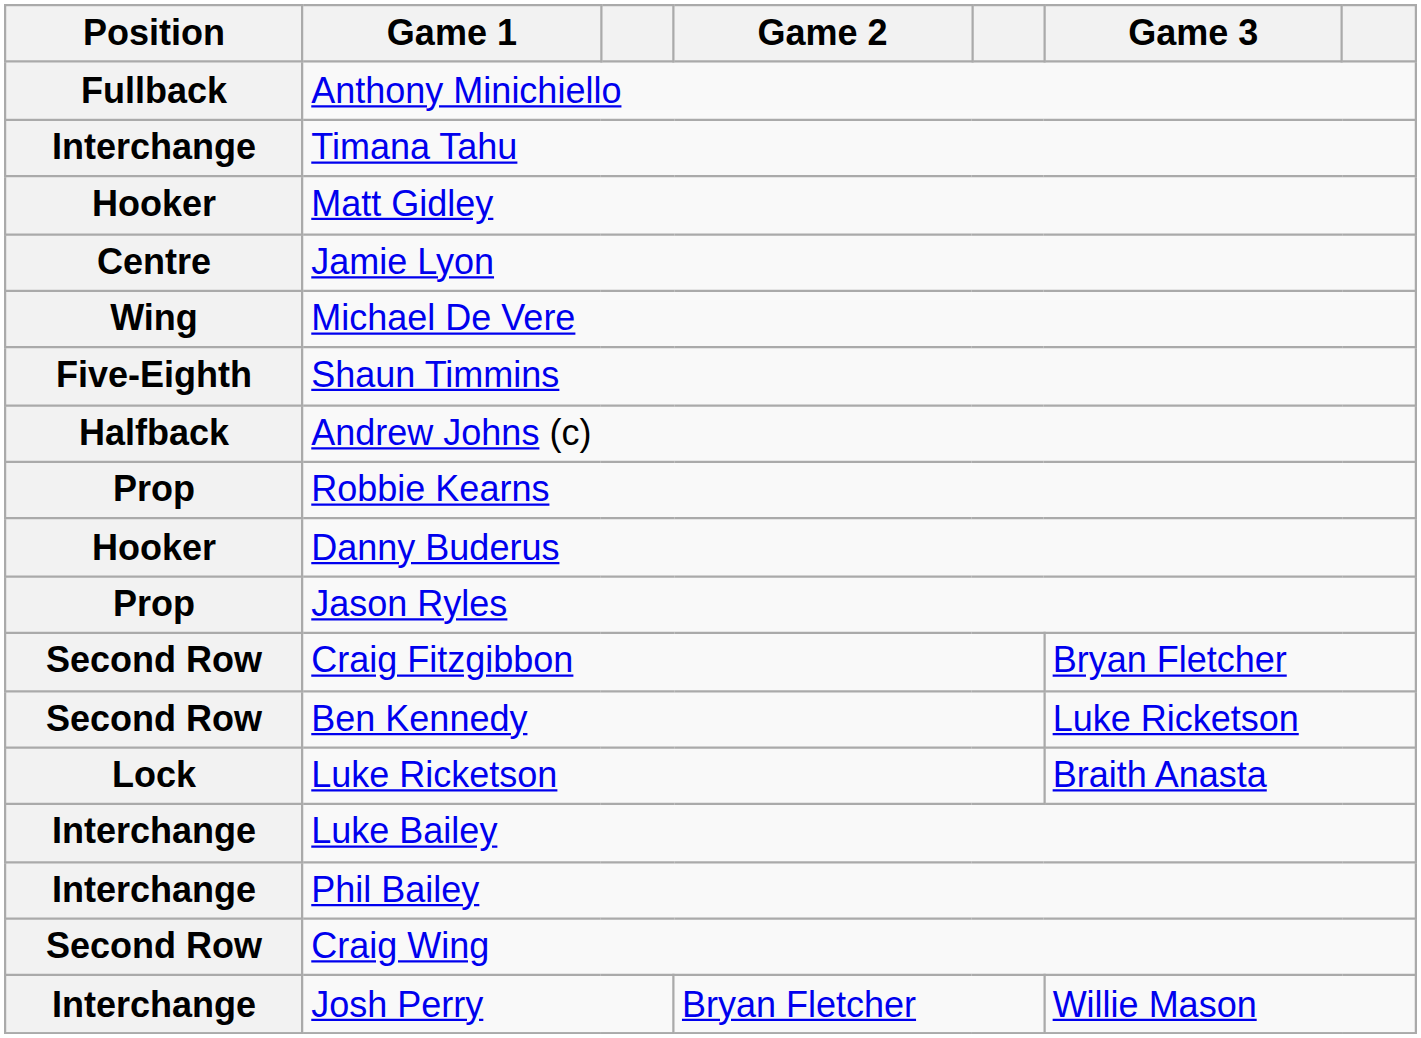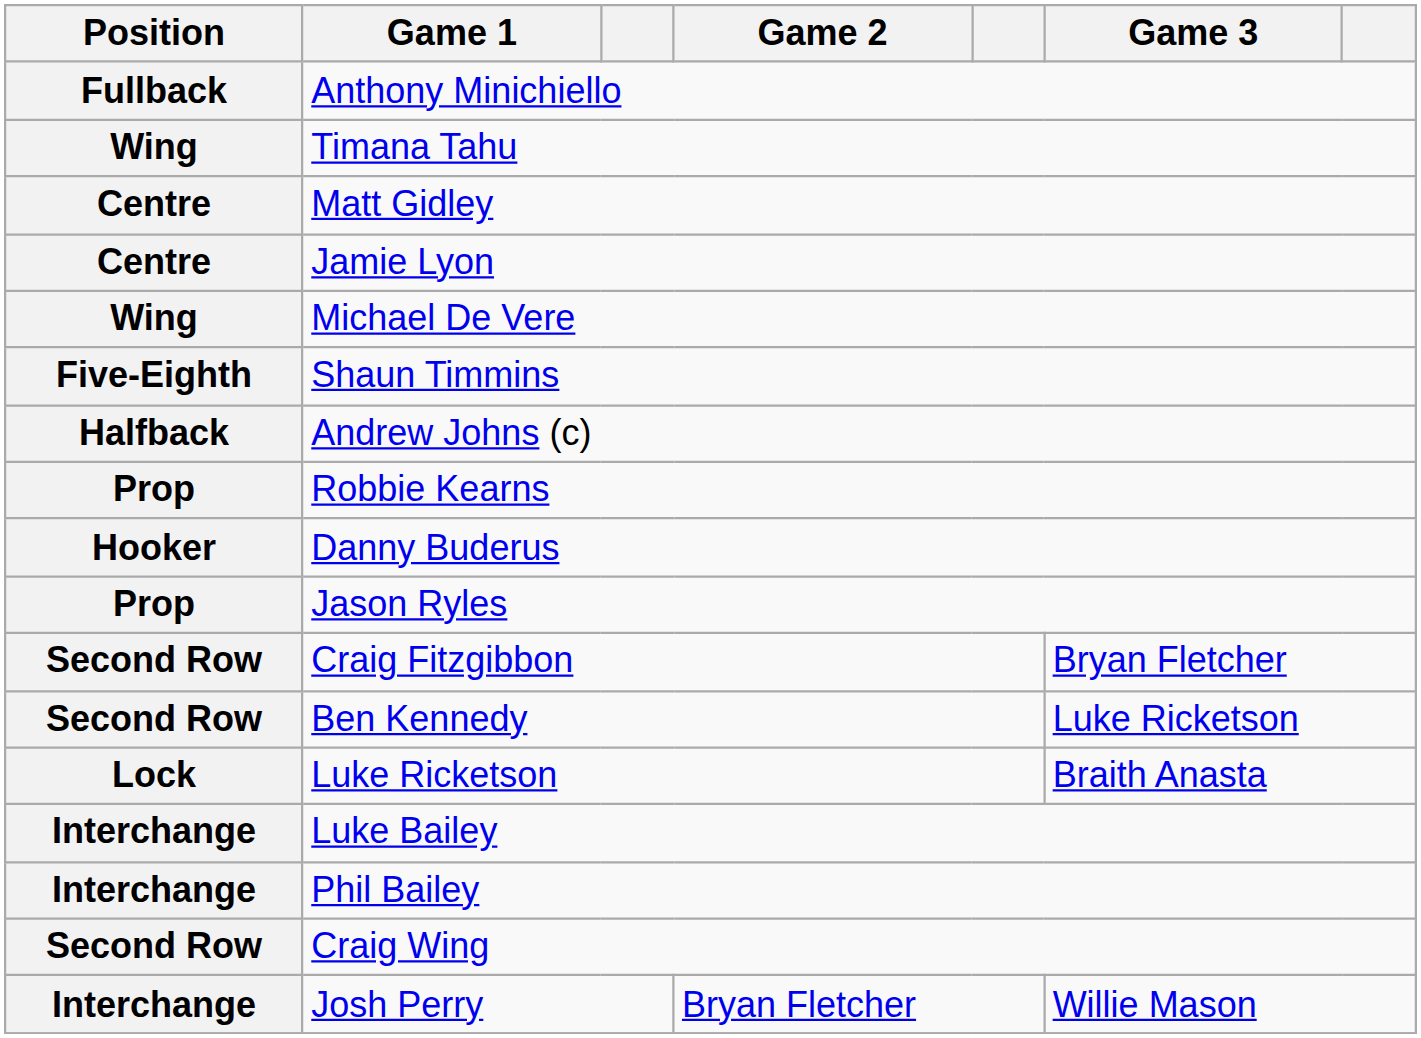(154, 147) Interchange -> (154, 147) Wing
(154, 204) Hooker -> (154, 204) Centre
